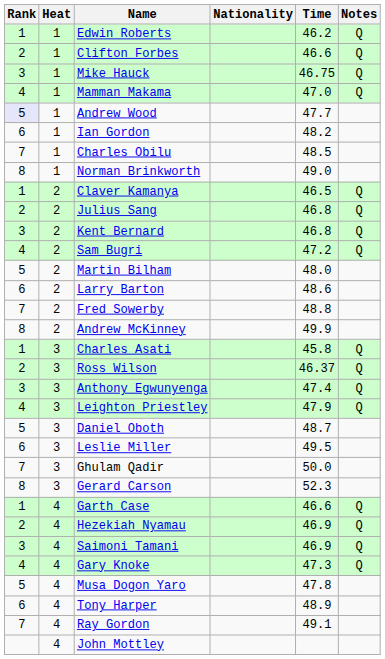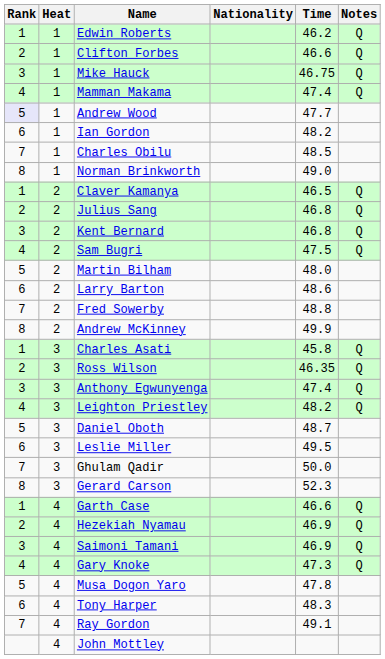(317, 93) 47.0 -> (317, 93) 47.4
(317, 251) 47.2 -> (317, 251) 47.5
(317, 369) 46.37 -> (317, 369) 46.35
(317, 408) 47.9 -> (317, 408) 48.2
(317, 605) 48.9 -> (317, 605) 48.3
